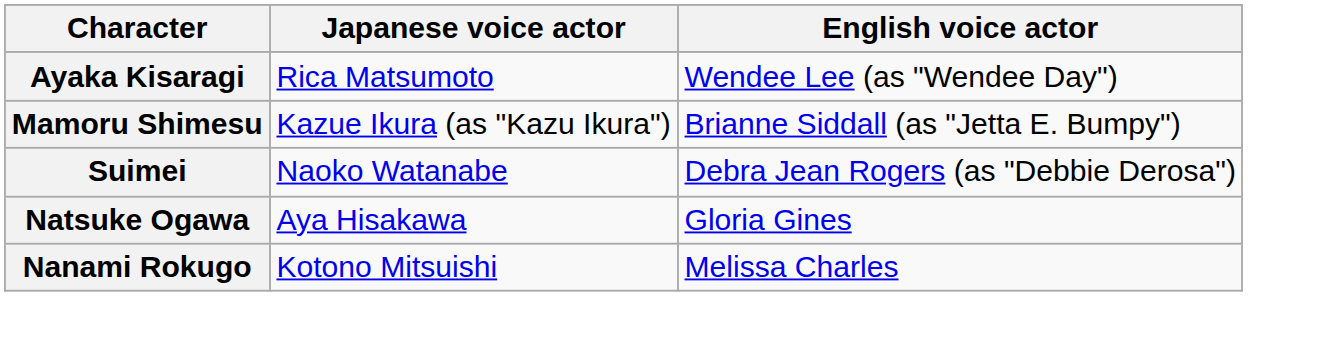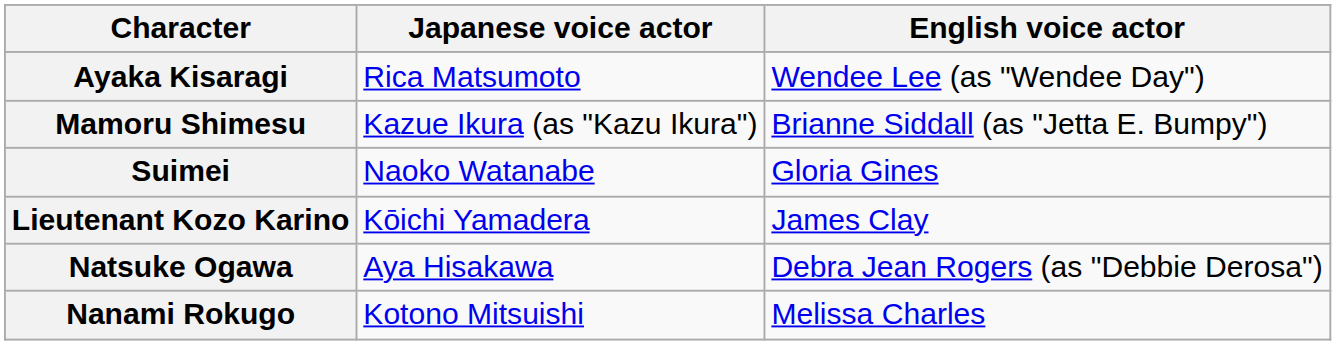(960, 171) Debra Jean Rogers (as "Debbie Derosa") -> (855, 171) Gloria Gines
+ row: (181, 219)
(768, 219) Gloria Gines -> (1047, 266) Debra Jean Rogers (as "Debbie Derosa")
